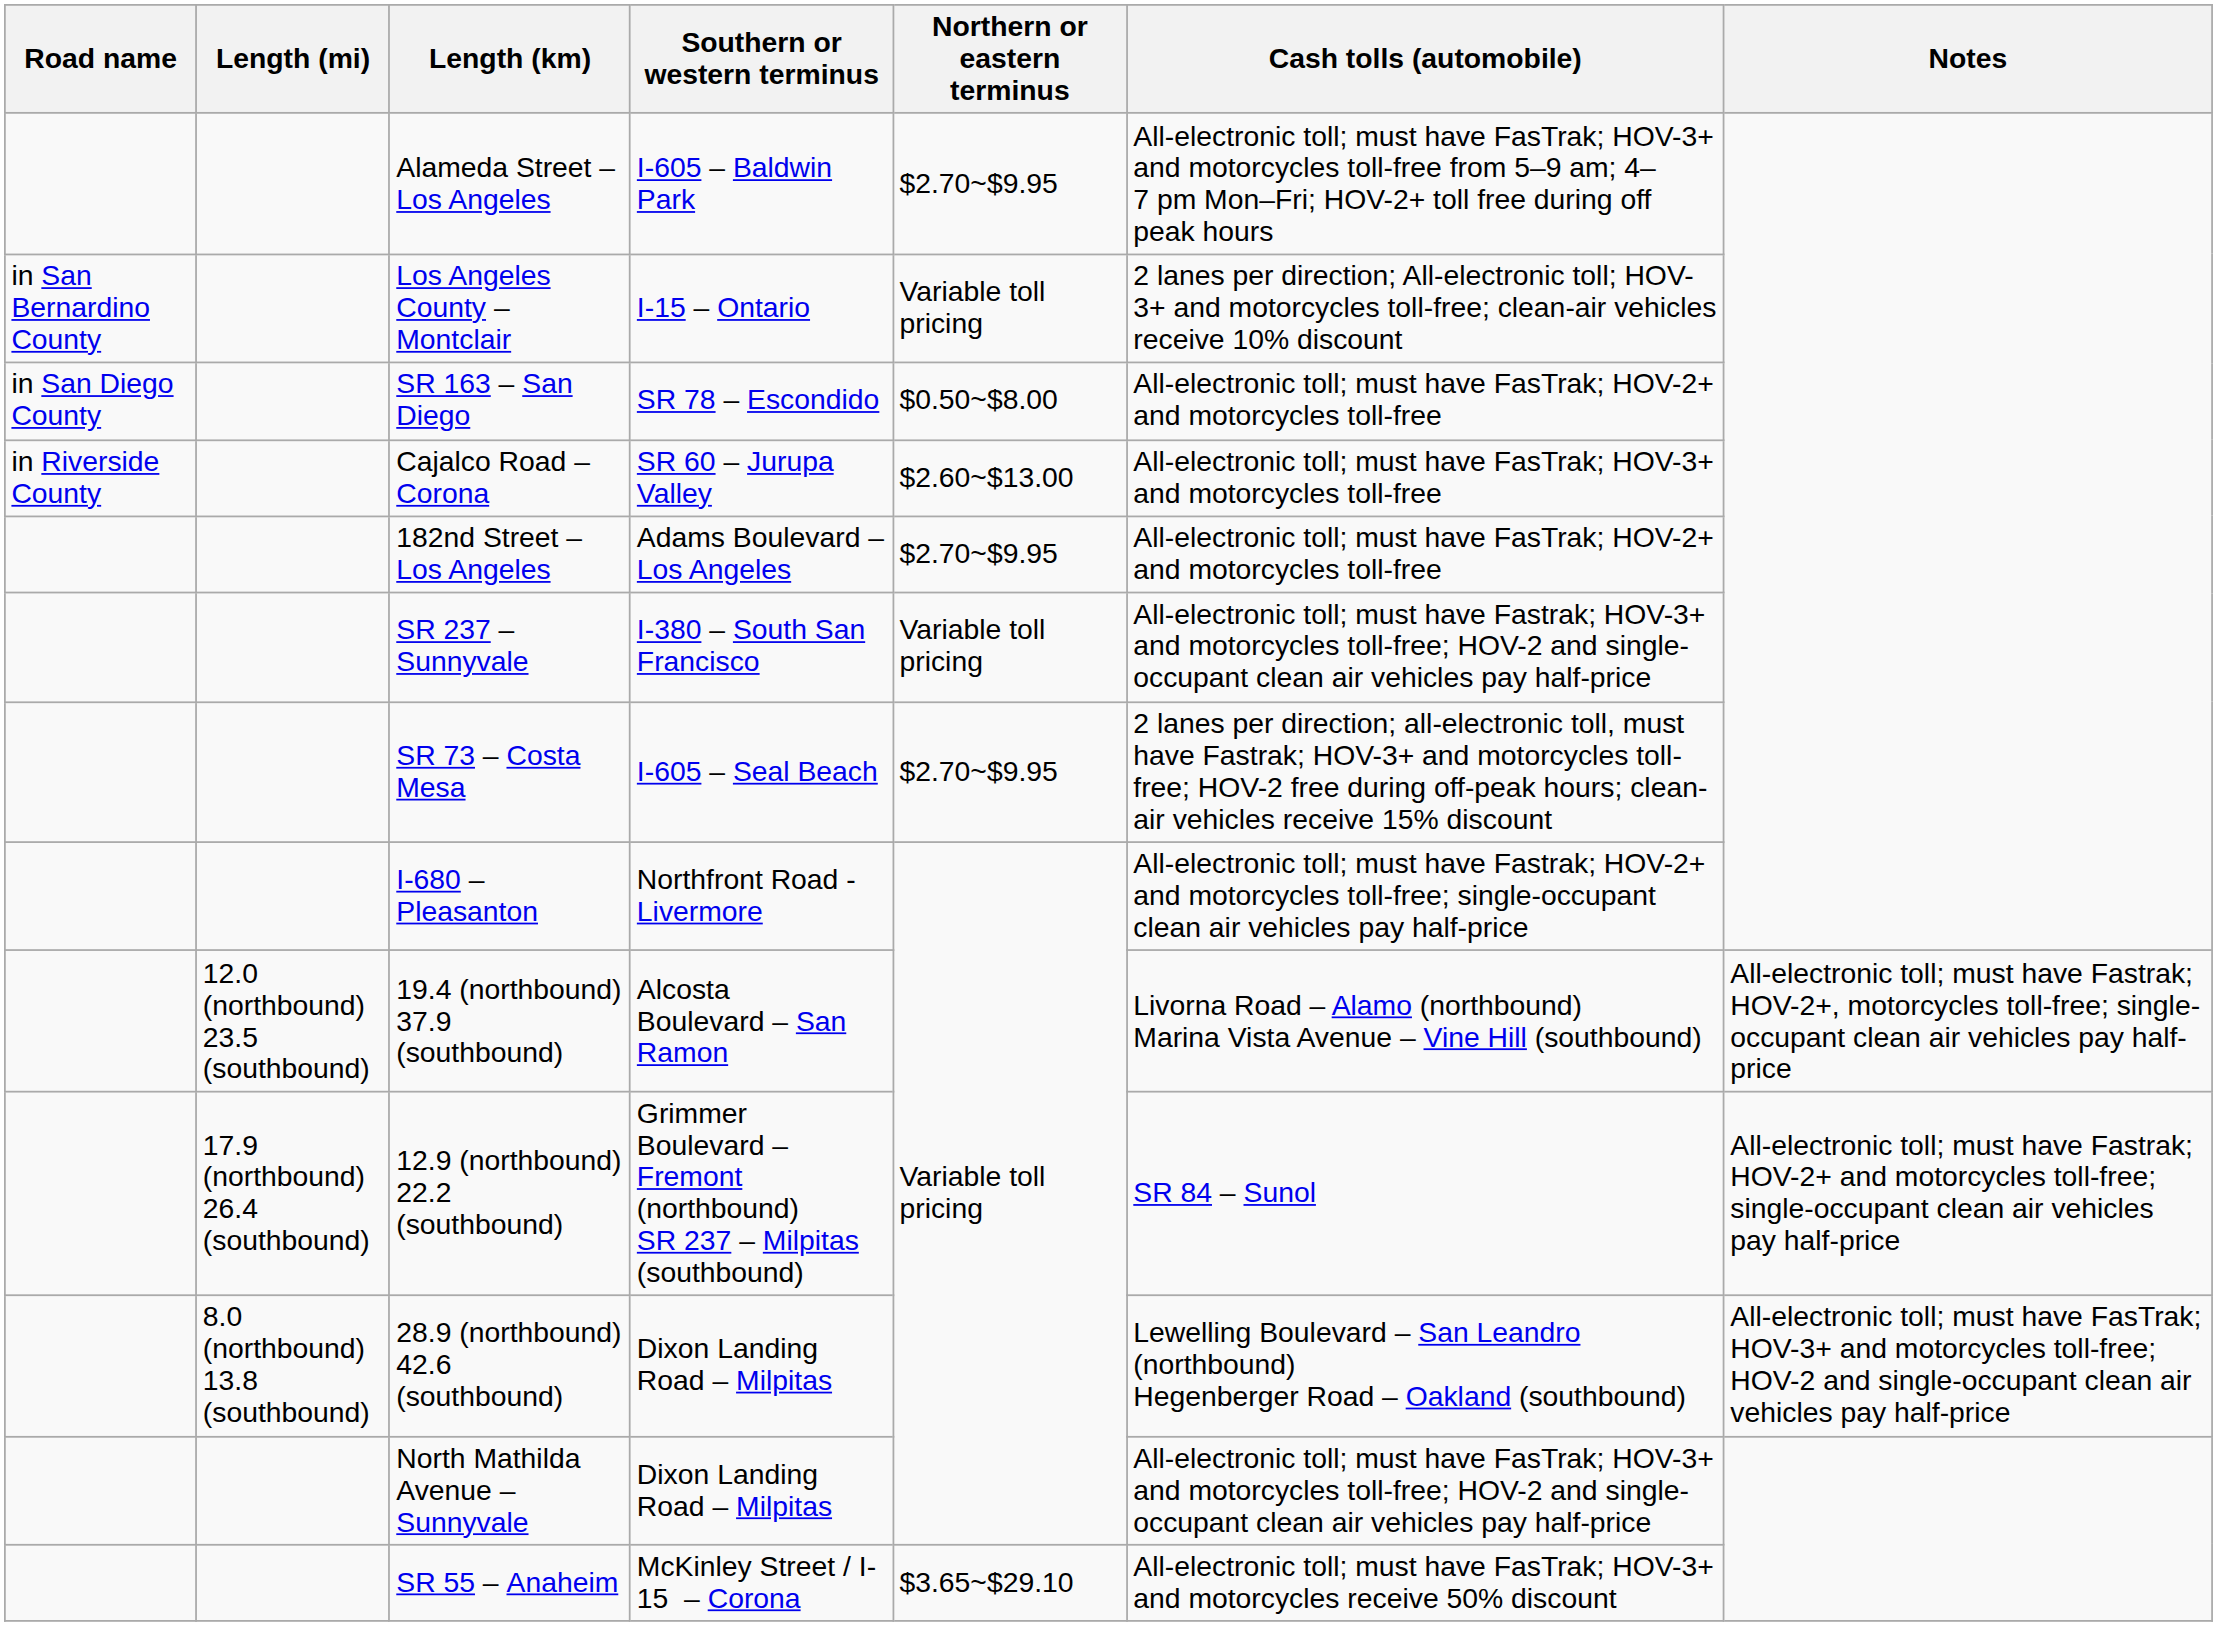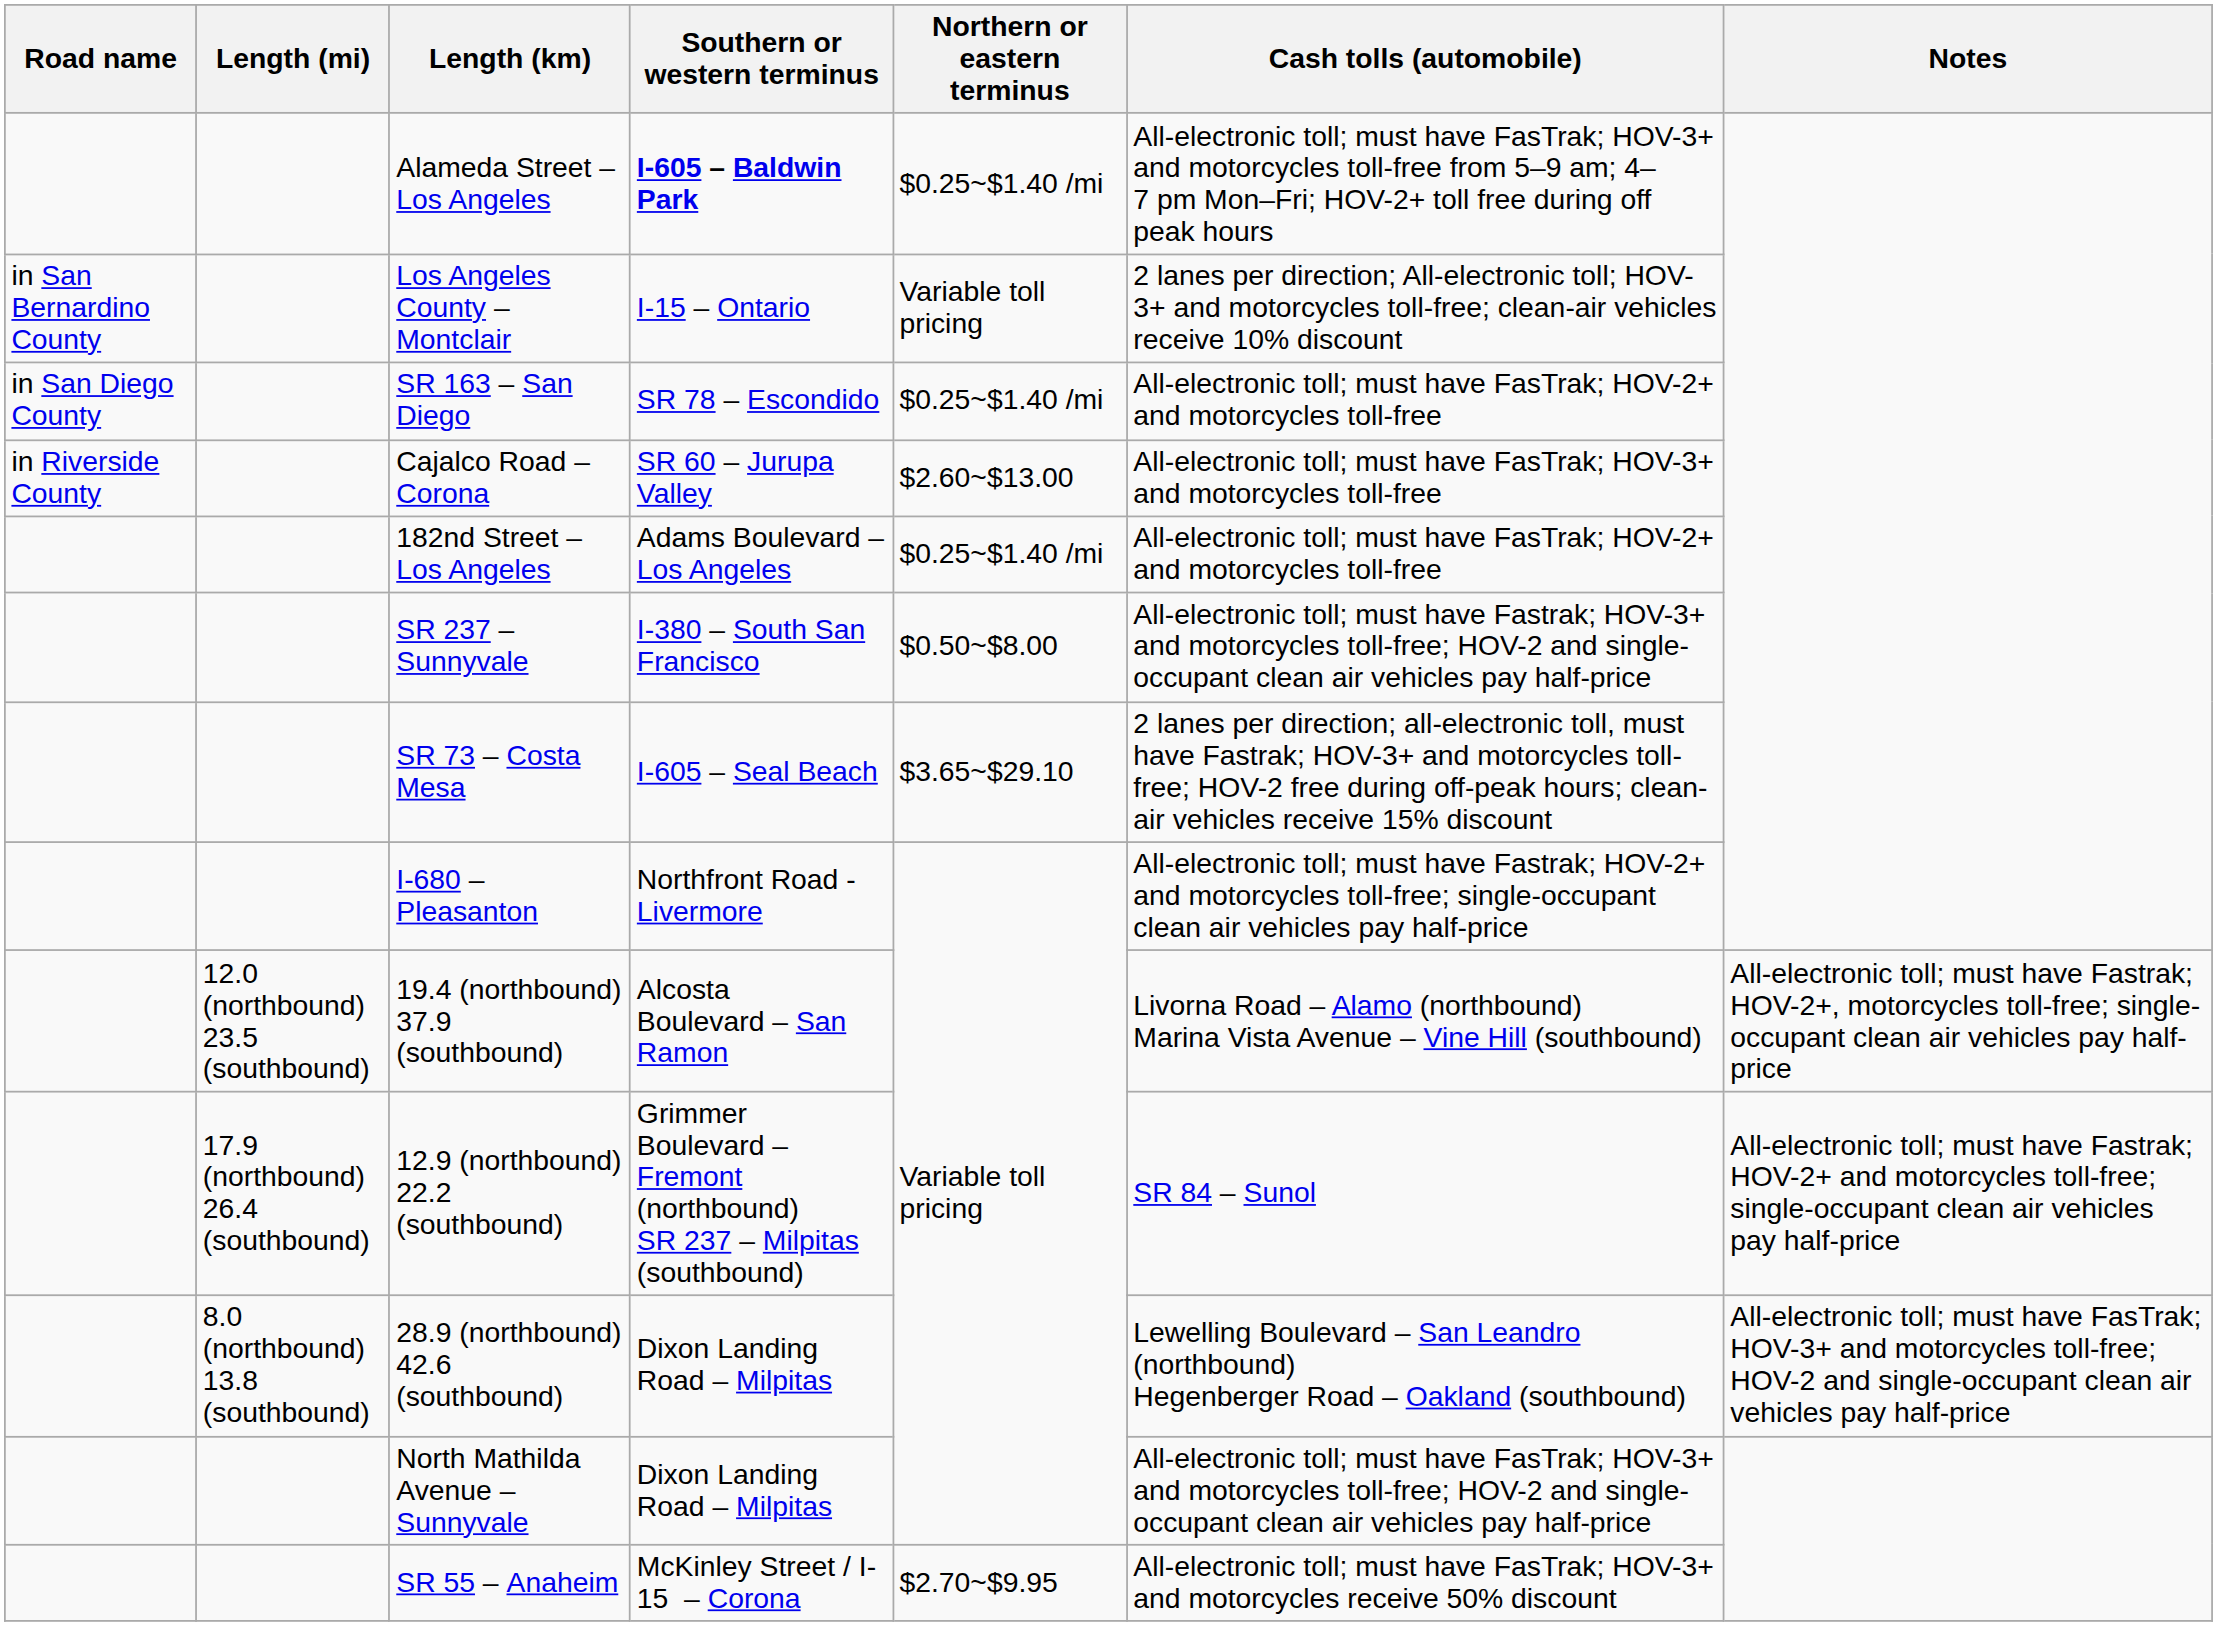(734, 183) normal -> (739, 183) bold
(979, 183) $2.70~$9.95 -> (1001, 183) $0.25~$1.40 /mi
(979, 400) $0.50~$8.00 -> (1001, 400) $0.25~$1.40 /mi
(979, 554) $2.70~$9.95 -> (1001, 554) $0.25~$1.40 /mi
(972, 646) Variable toll pricing -> (979, 646) $0.50~$8.00
(979, 771) $2.70~$9.95 -> (987, 771) $3.65~$29.10
(987, 1582) $3.65~$29.10 -> (979, 1582) $2.70~$9.95
